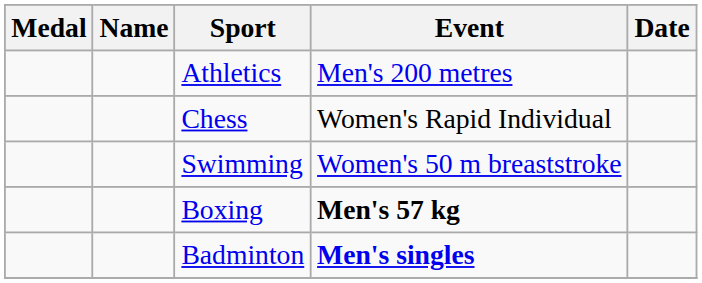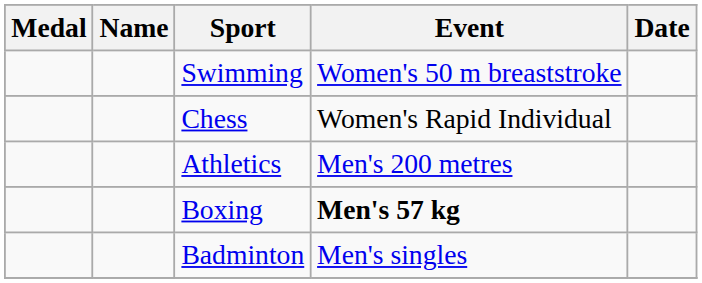rows swapped: (231, 73) <-> (242, 164)
(396, 255) bold -> (392, 255) normal
